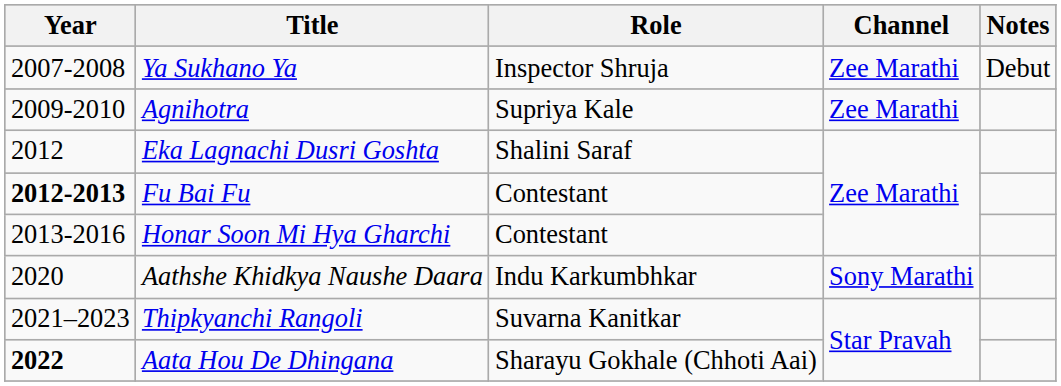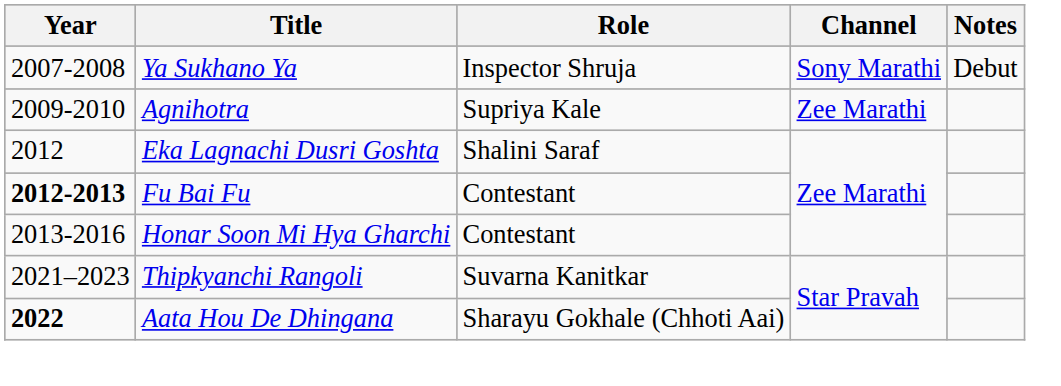(894, 67) Zee Marathi -> (869, 67) Sony Marathi
- row: (312, 276)
